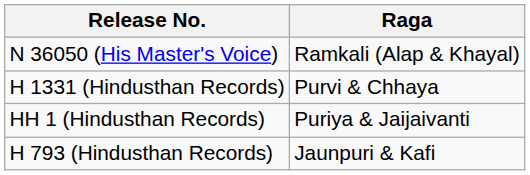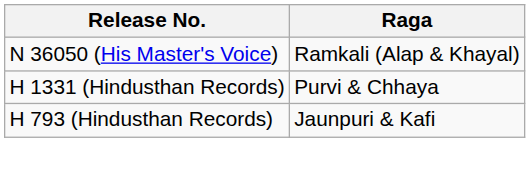- row: (137, 119)
